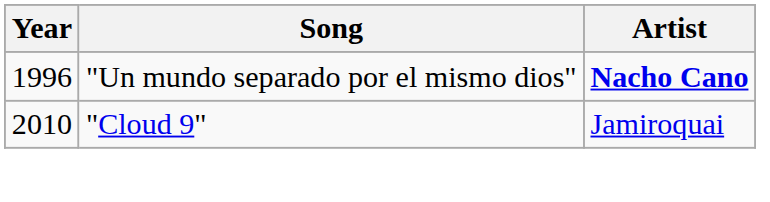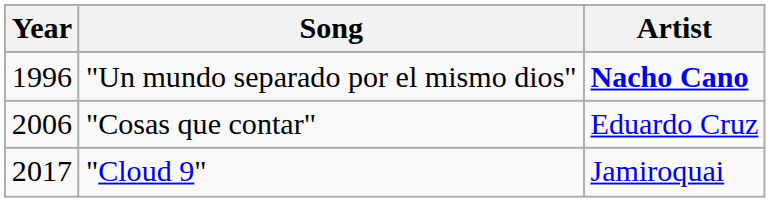+ row: (201, 123)
(42, 123) 2010 -> (42, 171) 2017
